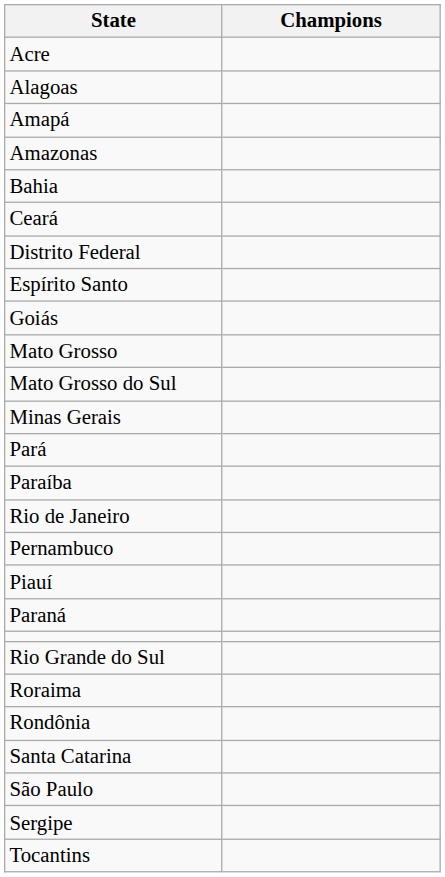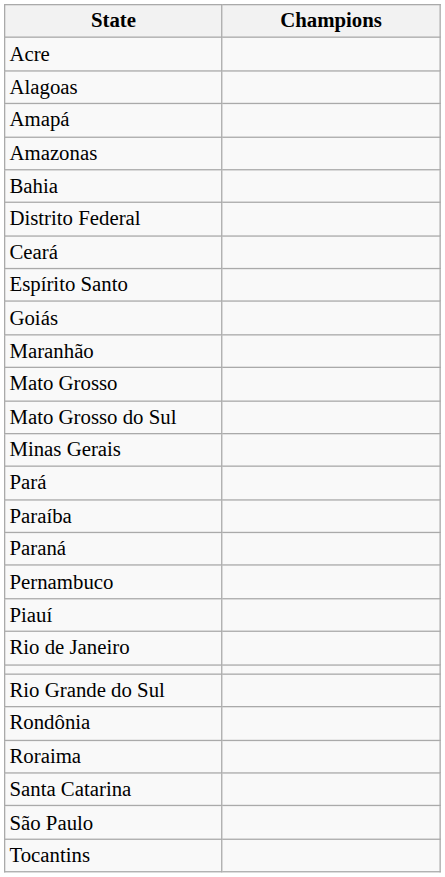rows swapped: (34, 218) <-> (75, 251)
+ row: (52, 350)
rows swapped: (38, 614) <-> (70, 515)
rows swapped: (50, 723) <-> (45, 690)
- row: (41, 822)
